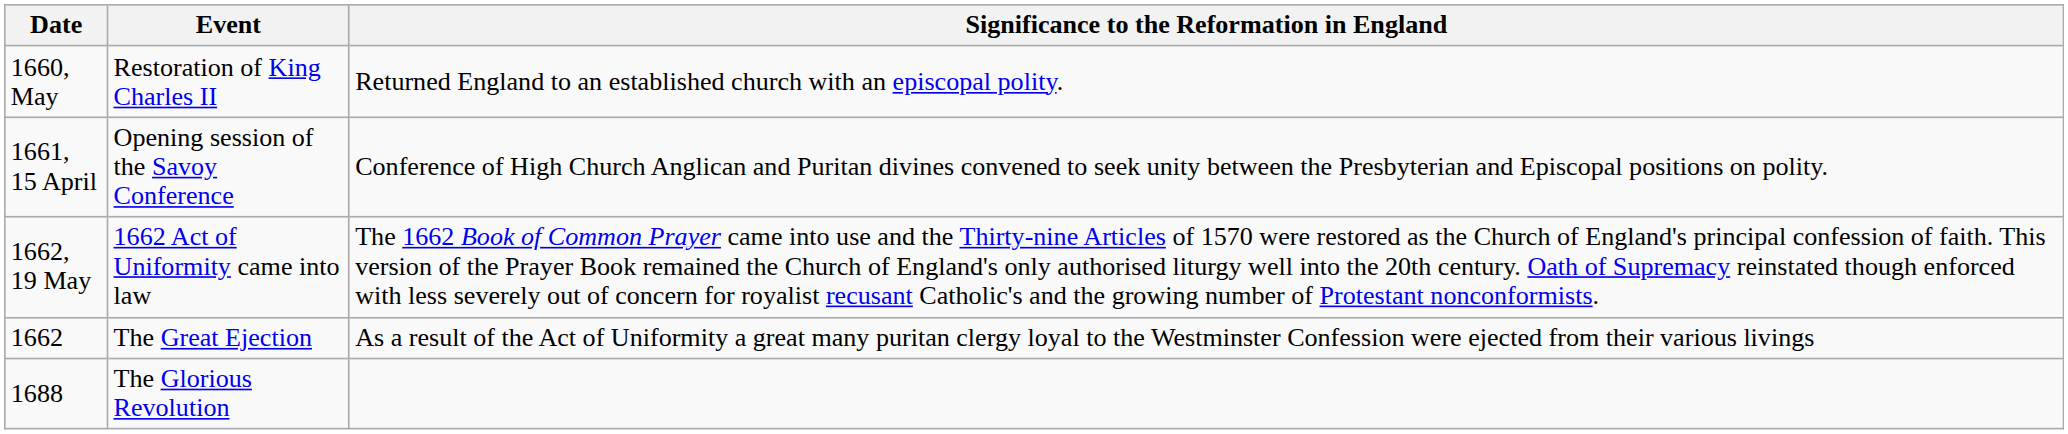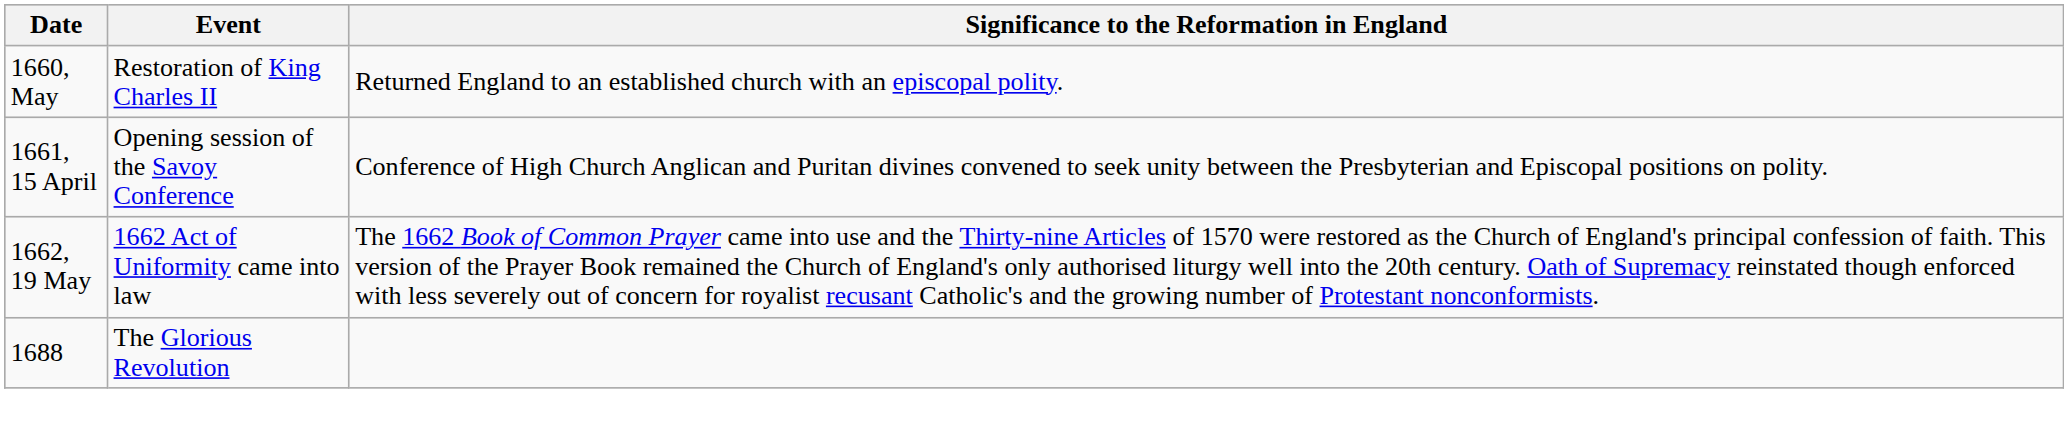- row: (37, 337)
